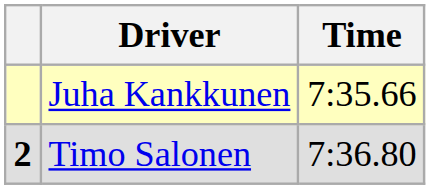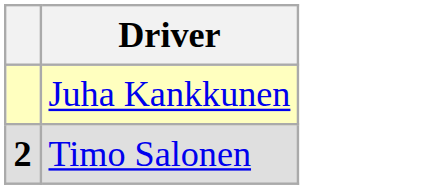- column: (362, 34)
